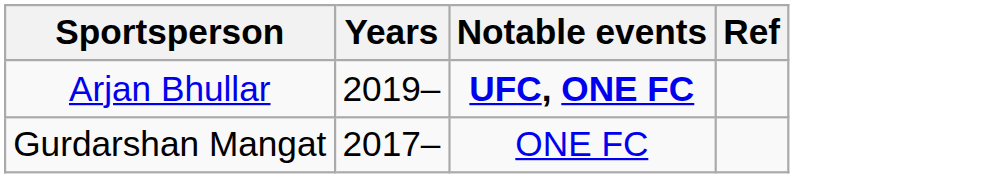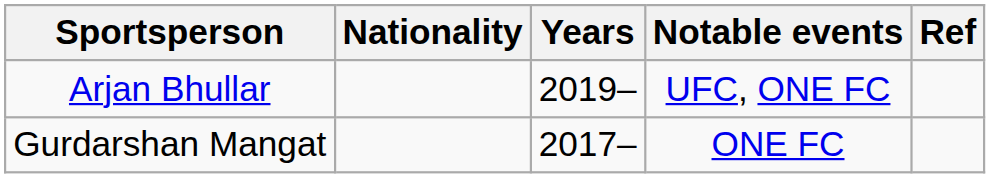+ column: (433, 32)
(582, 88) bold -> (778, 88) normal
